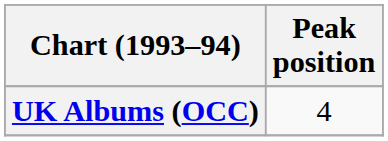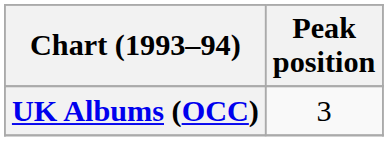(324, 110) 4 -> (324, 110) 3
